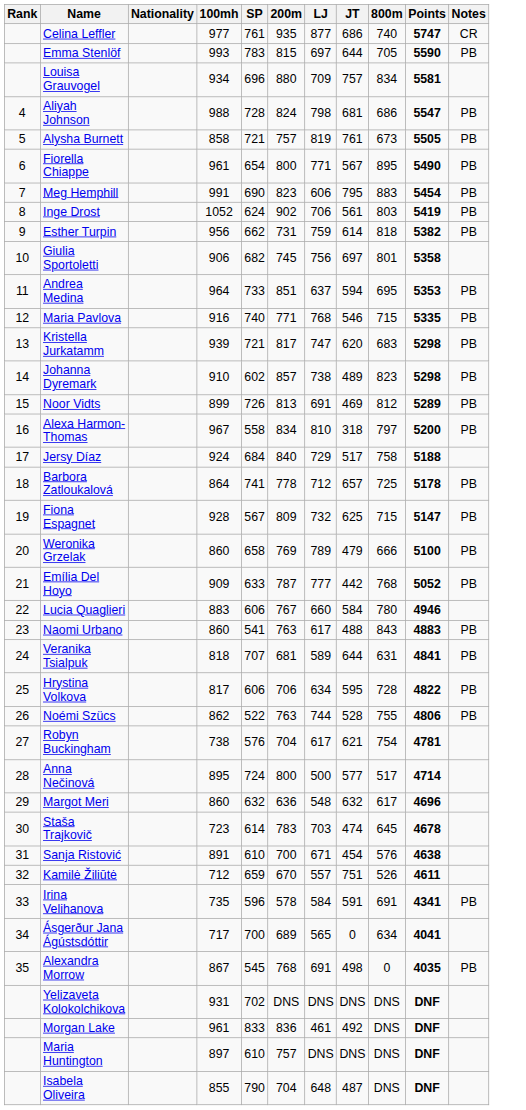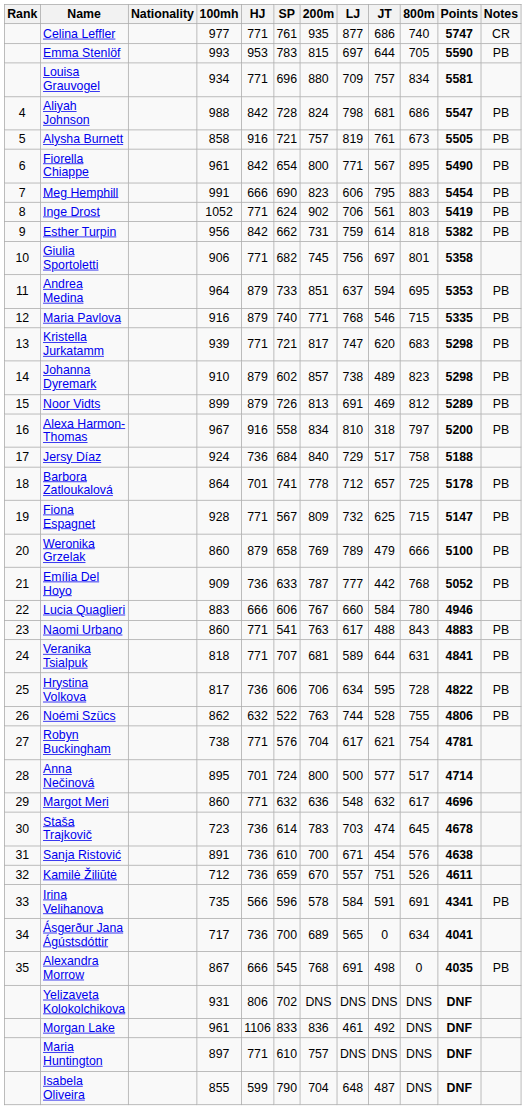+ column: (258, 14)
